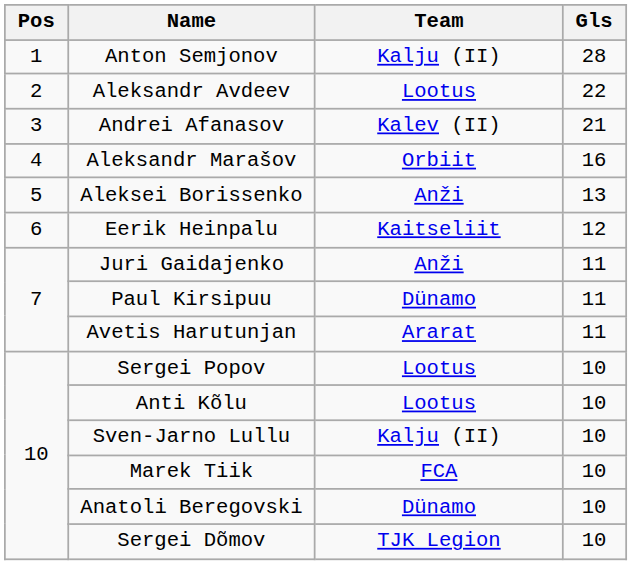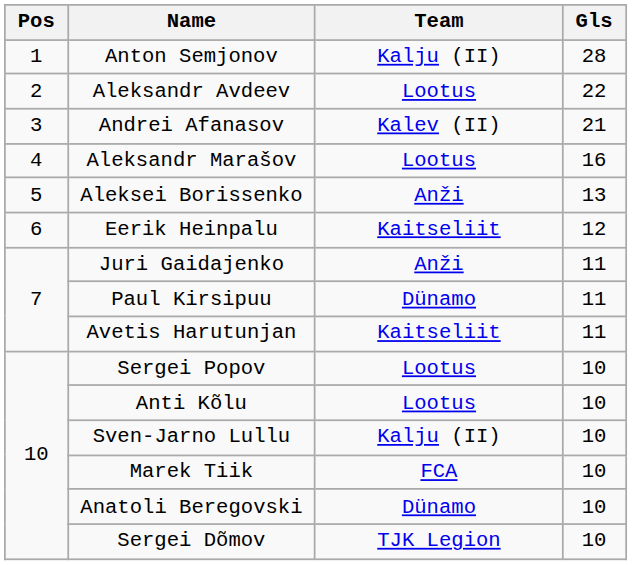(439, 160) Orbiit -> (439, 160) Lootus
(439, 333) Ararat -> (439, 333) Kaitseliit
